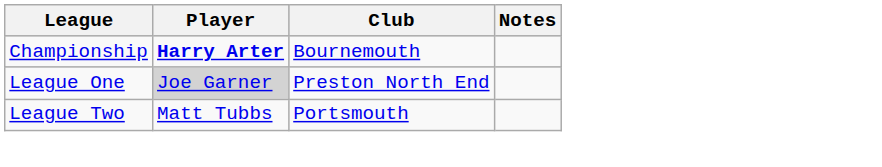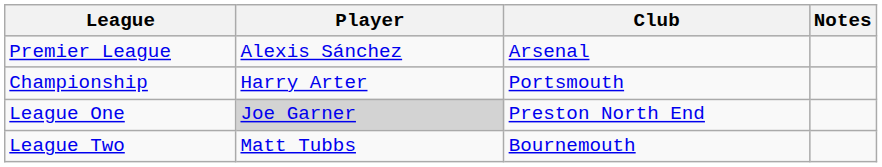+ row: (90, 52)
(221, 52) bold -> (304, 83) normal
(357, 52) Bournemouth -> (566, 83) Portsmouth
(351, 114) Portsmouth -> (572, 146) Bournemouth
